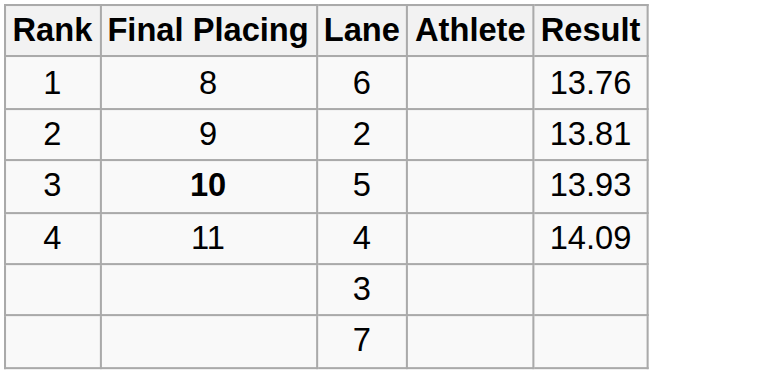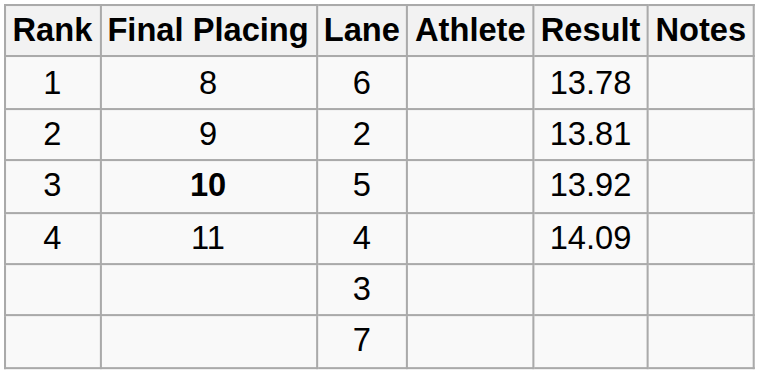+ column: (701, 30)
(591, 82) 13.76 -> (591, 82) 13.78
(591, 185) 13.93 -> (591, 185) 13.92
